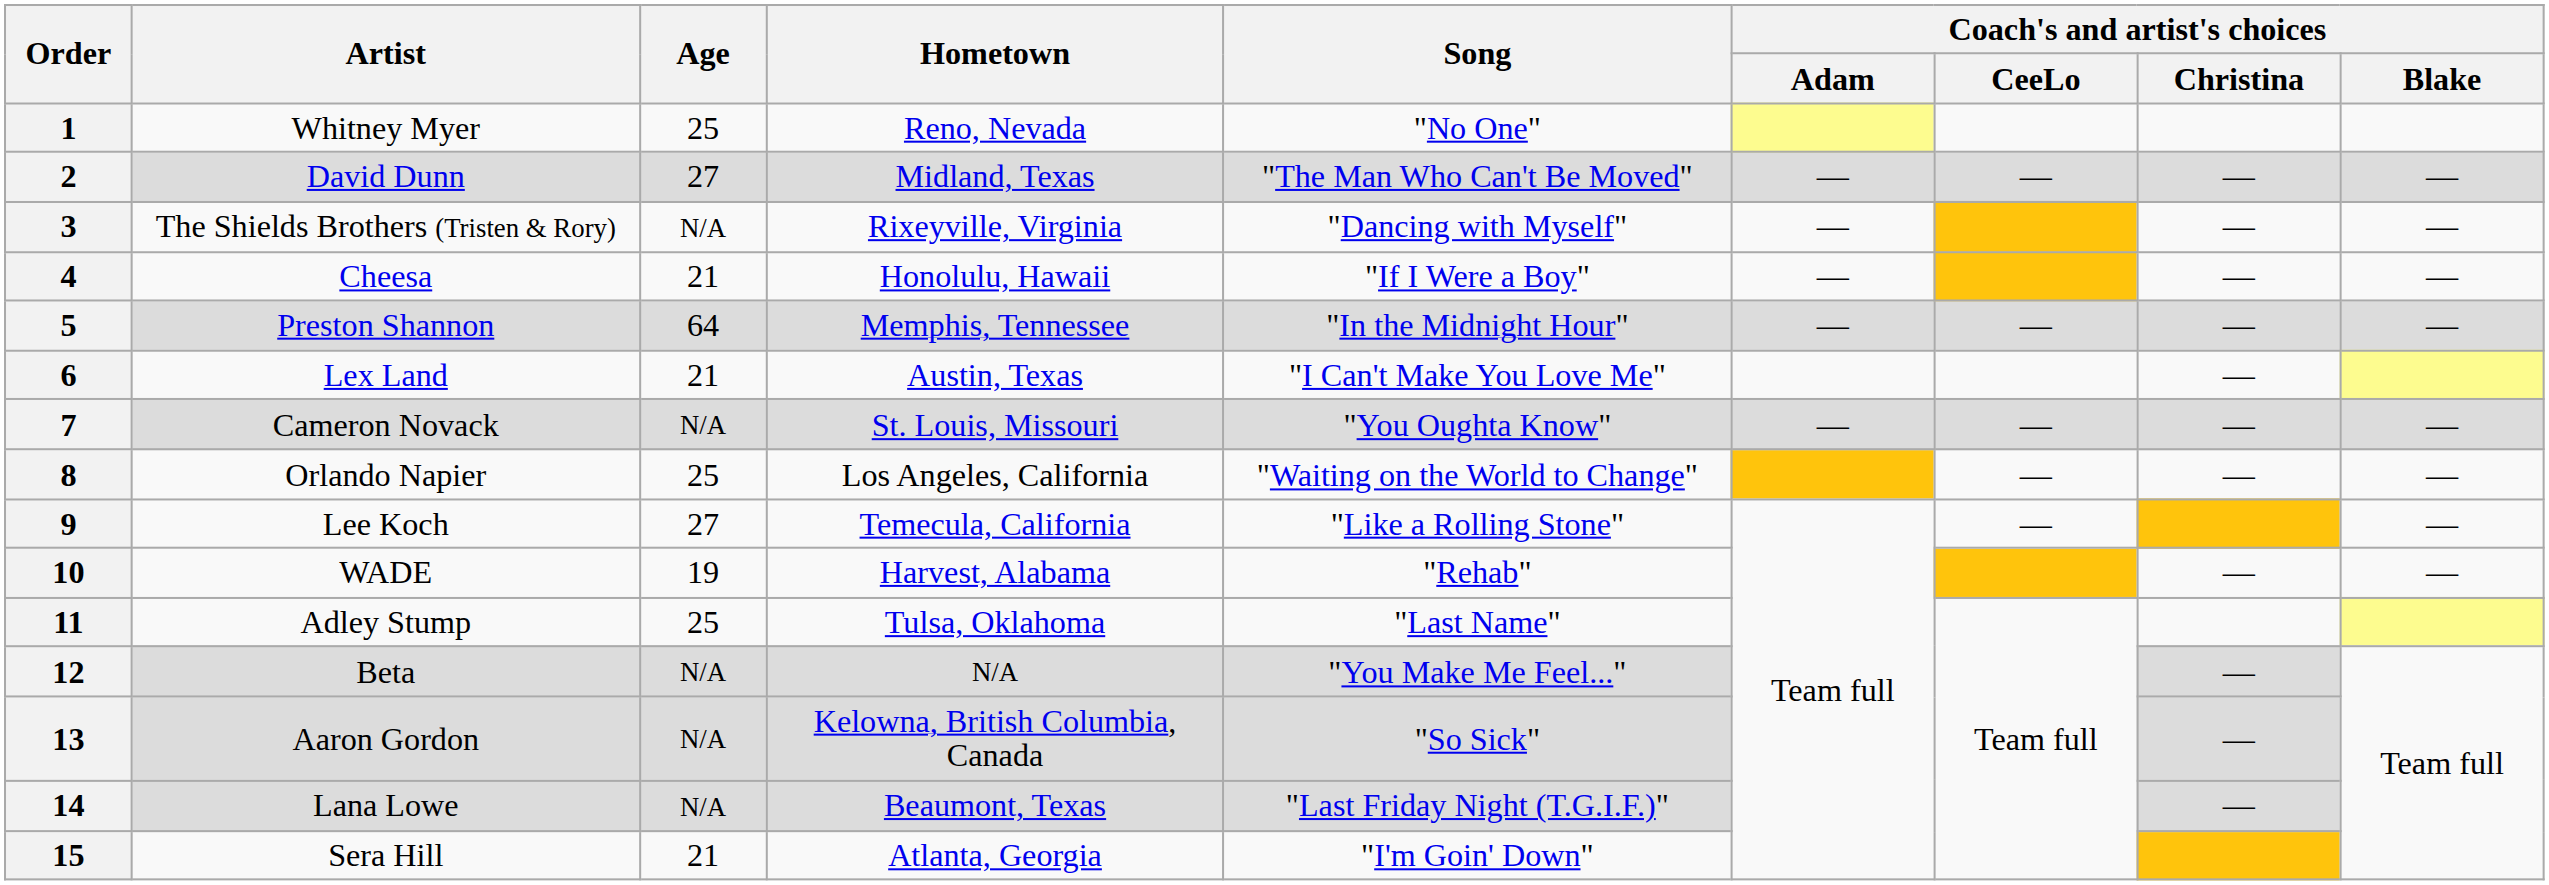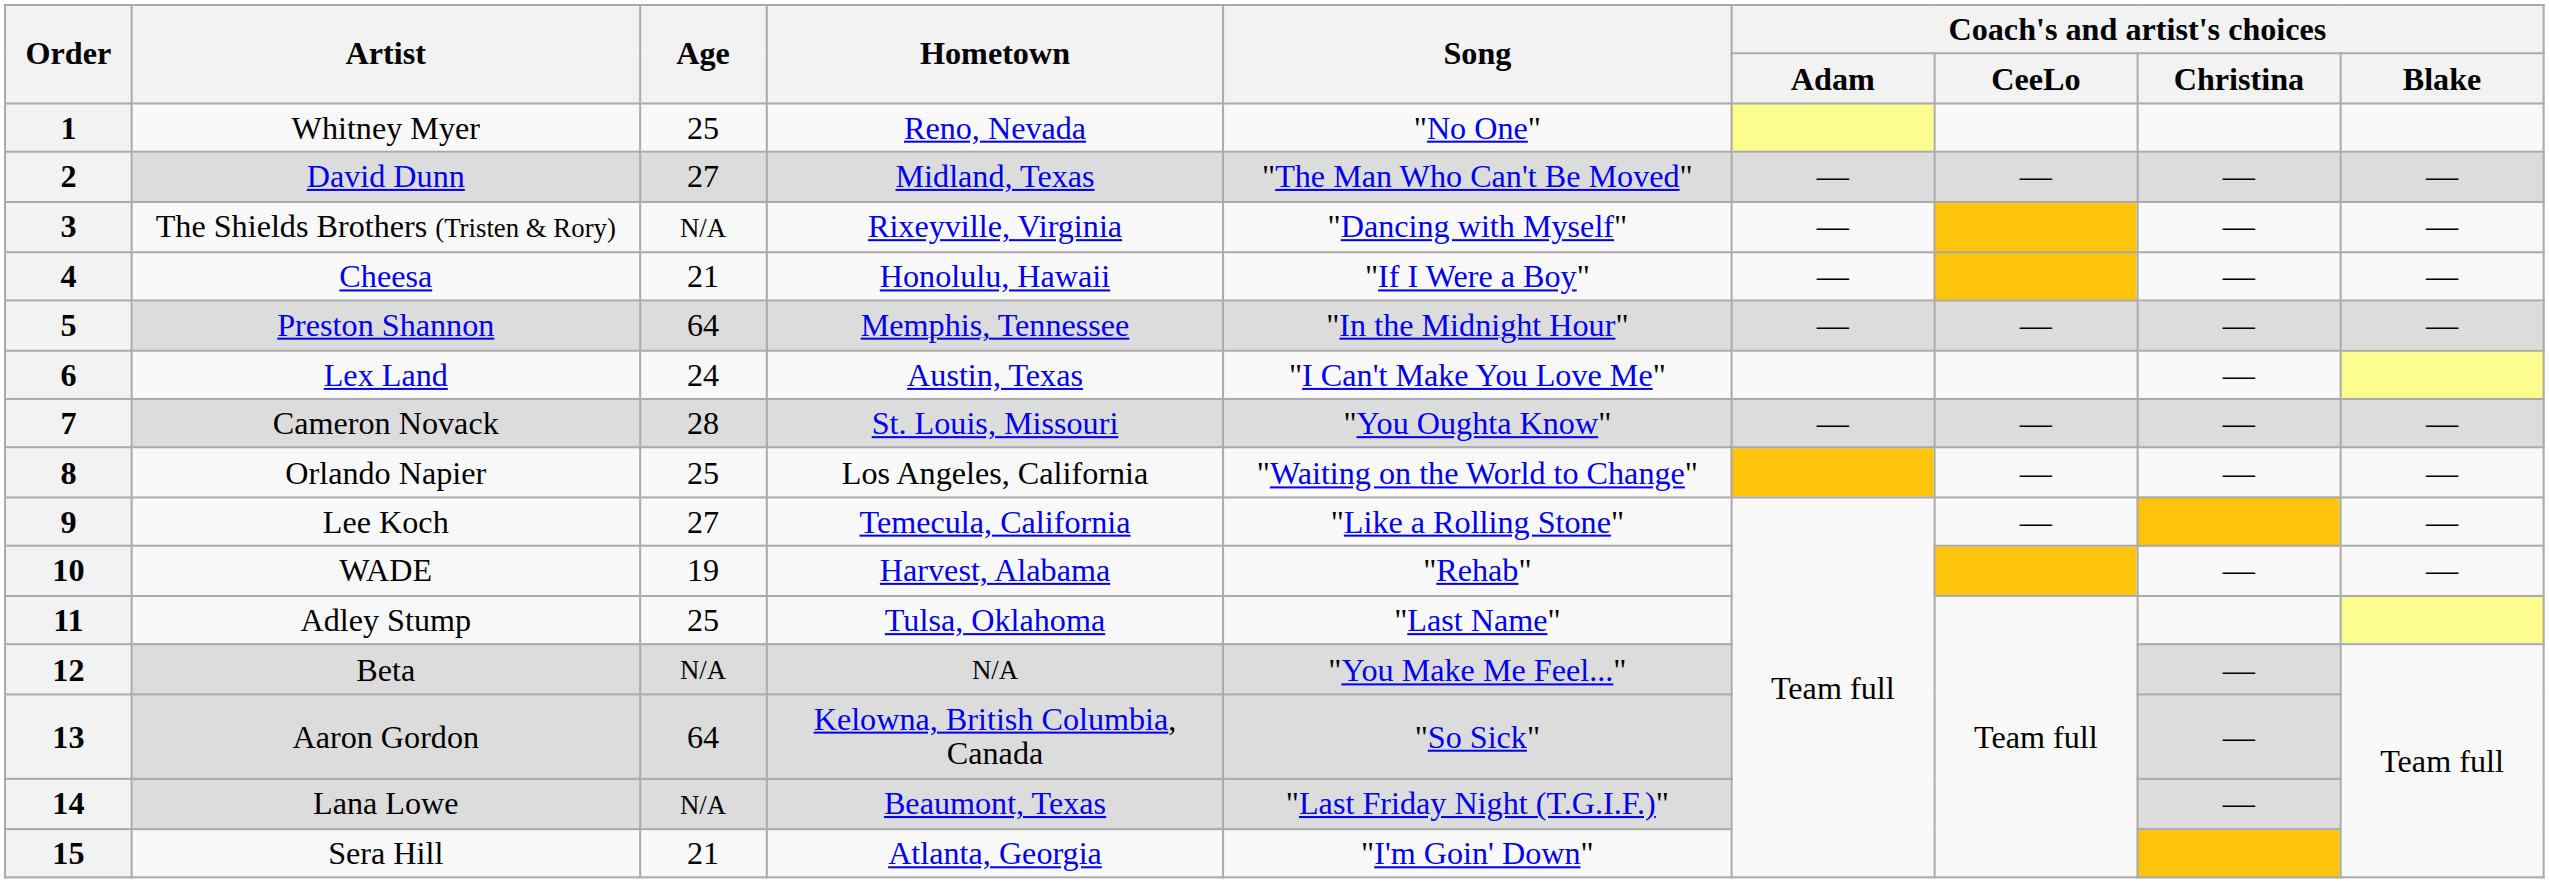(703, 374) 21 -> (703, 374) 24
(703, 425) N/A -> (703, 423) 28
(703, 740) N/A -> (703, 737) 64
